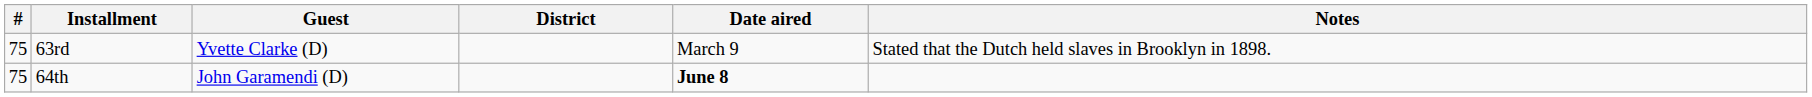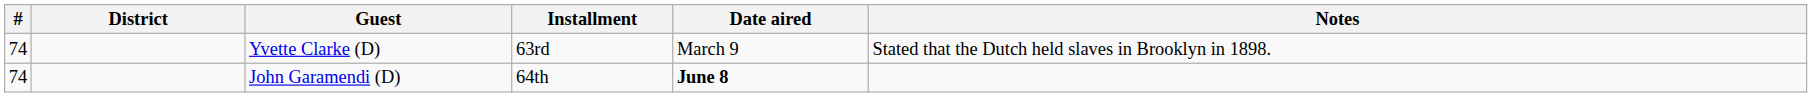columns swapped: (566, 19) <-> (112, 19)
(18, 48) 75 -> (18, 48) 74
(18, 77) 75 -> (18, 77) 74
